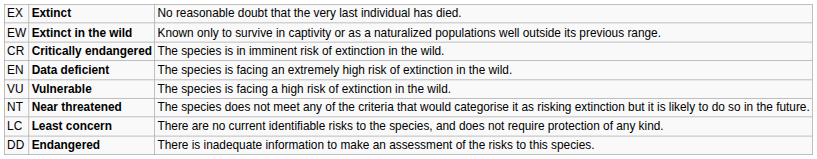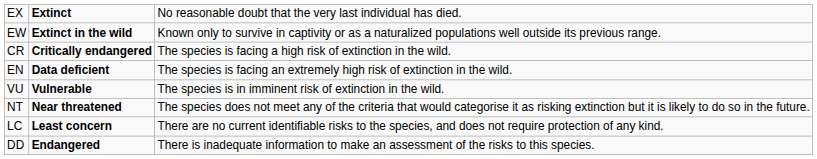(301, 51) The species is in imminent risk of extinction in the wild. -> (304, 51) The species is facing a high risk of extinction in the wild.
(304, 88) The species is facing a high risk of extinction in the wild. -> (301, 88) The species is in imminent risk of extinction in the wild.
